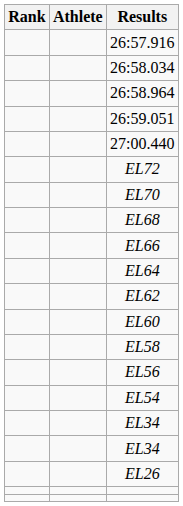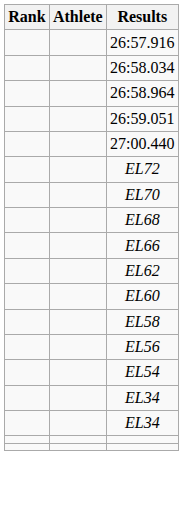- row: (27, 271)
- row: (27, 474)
